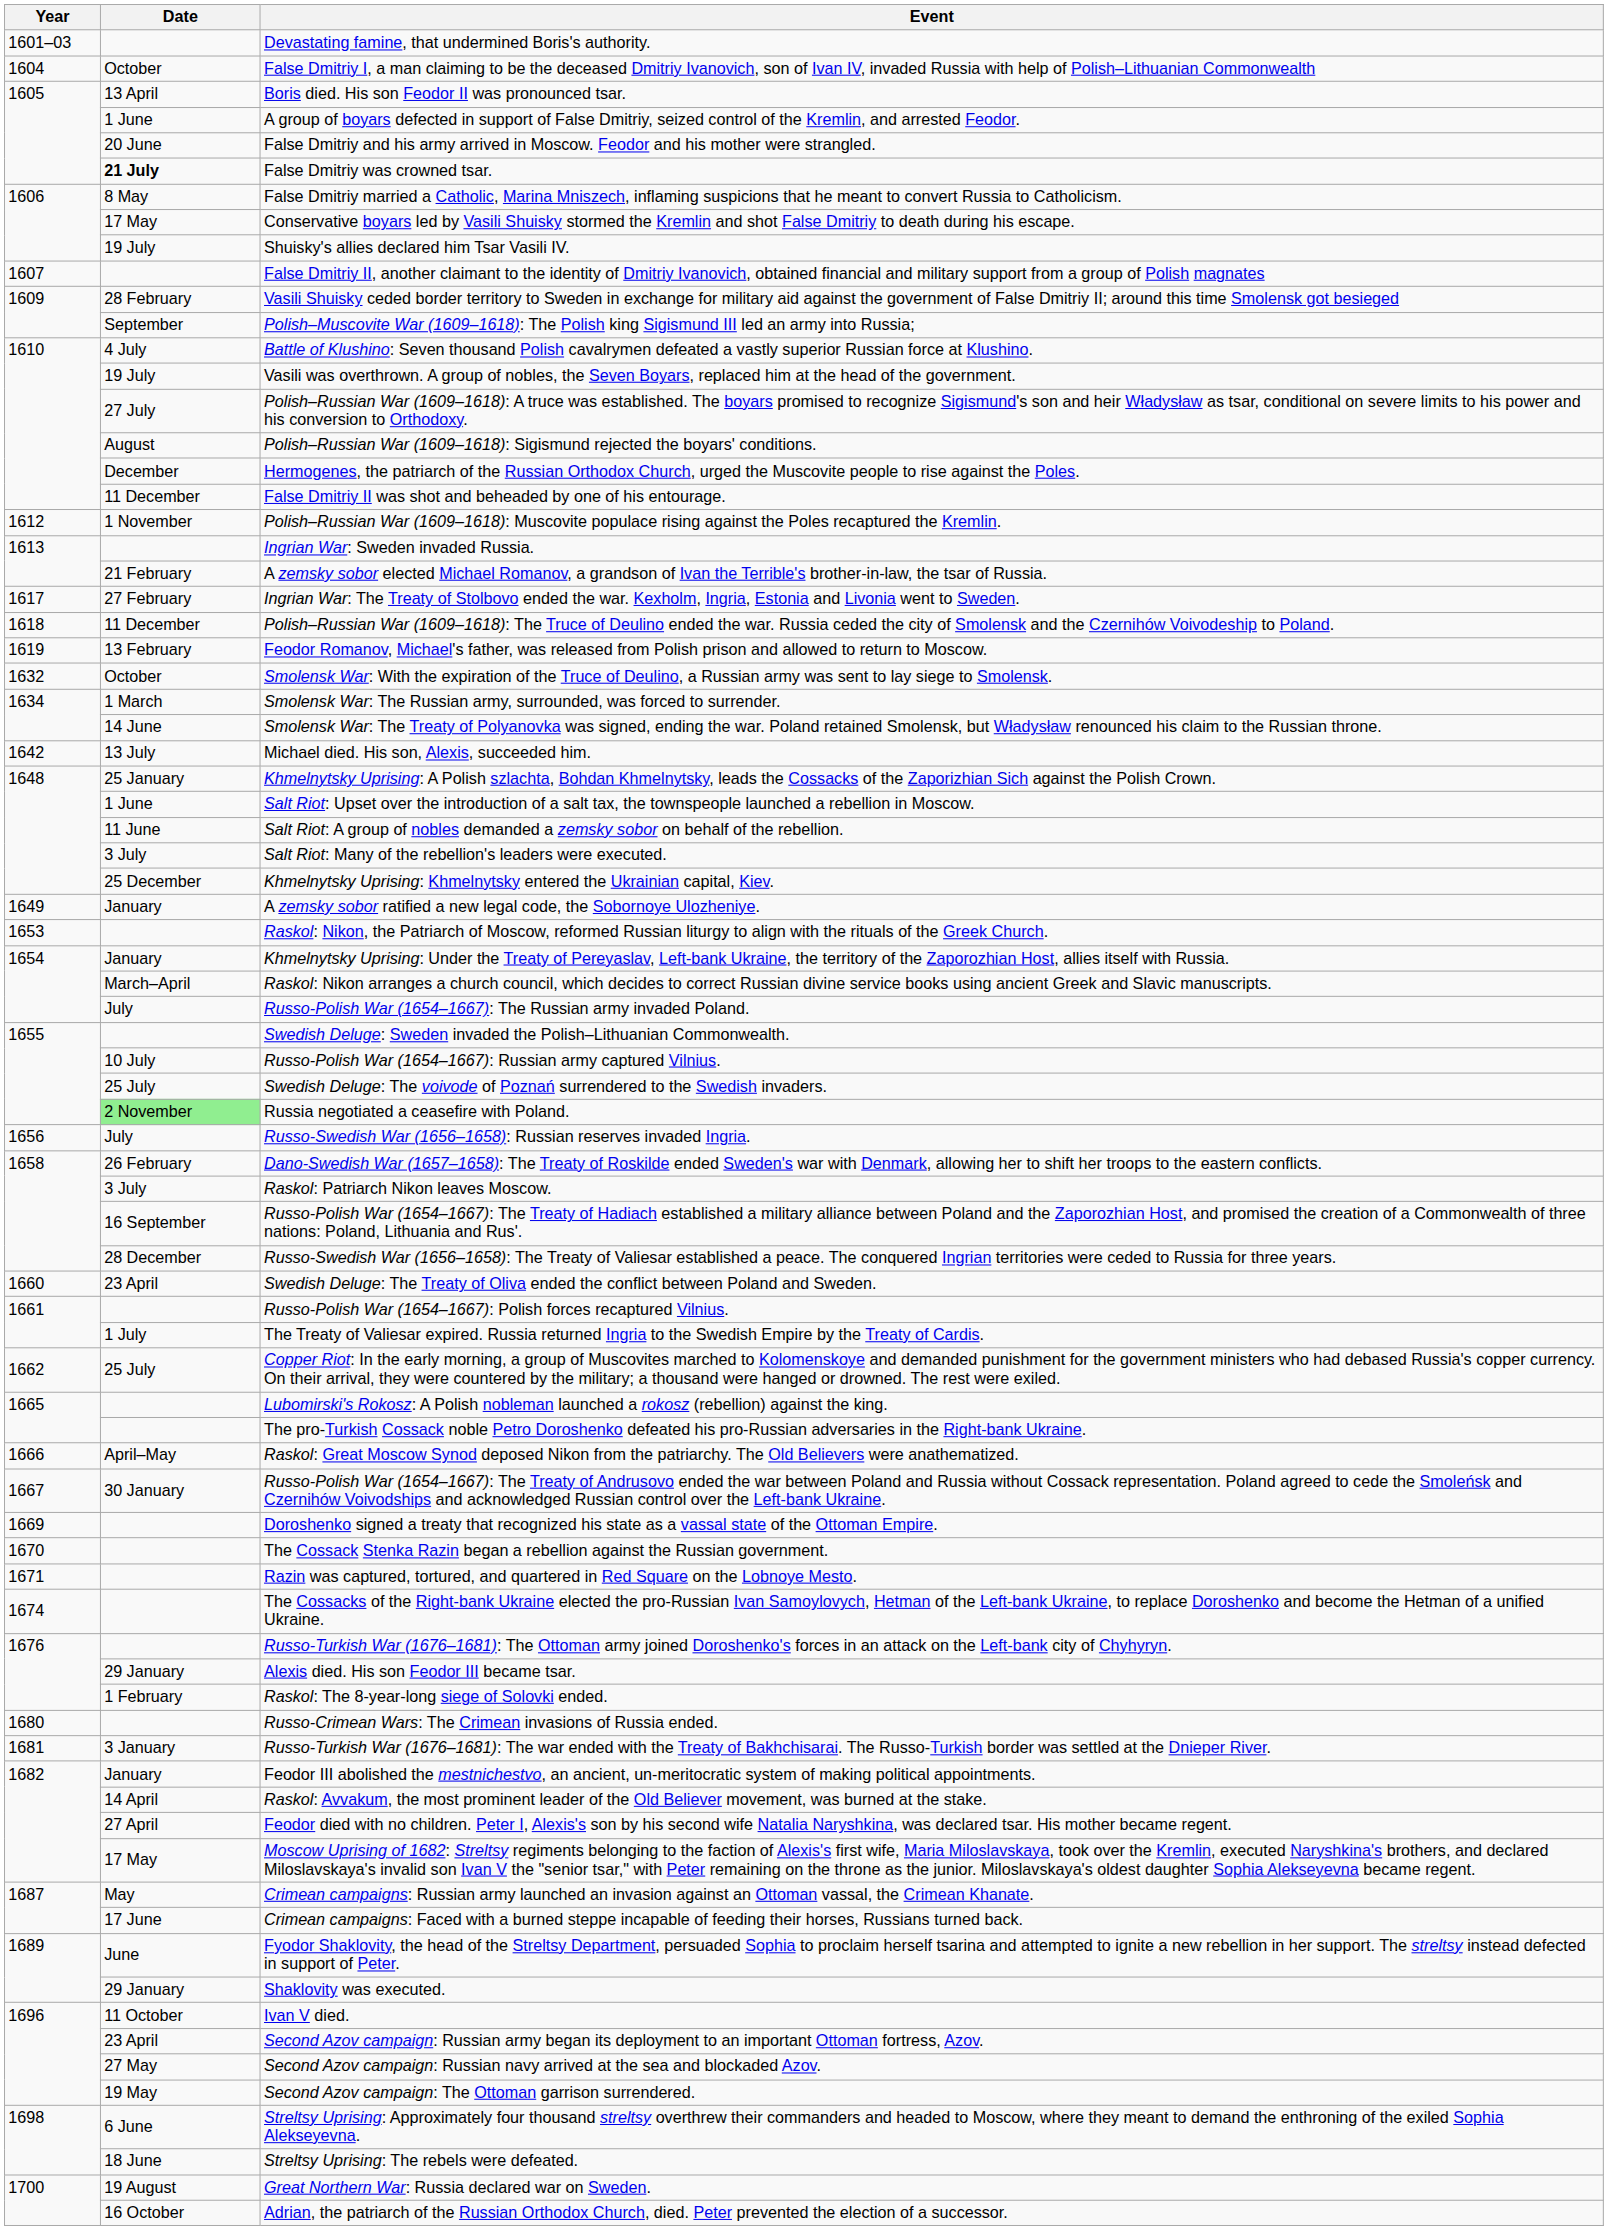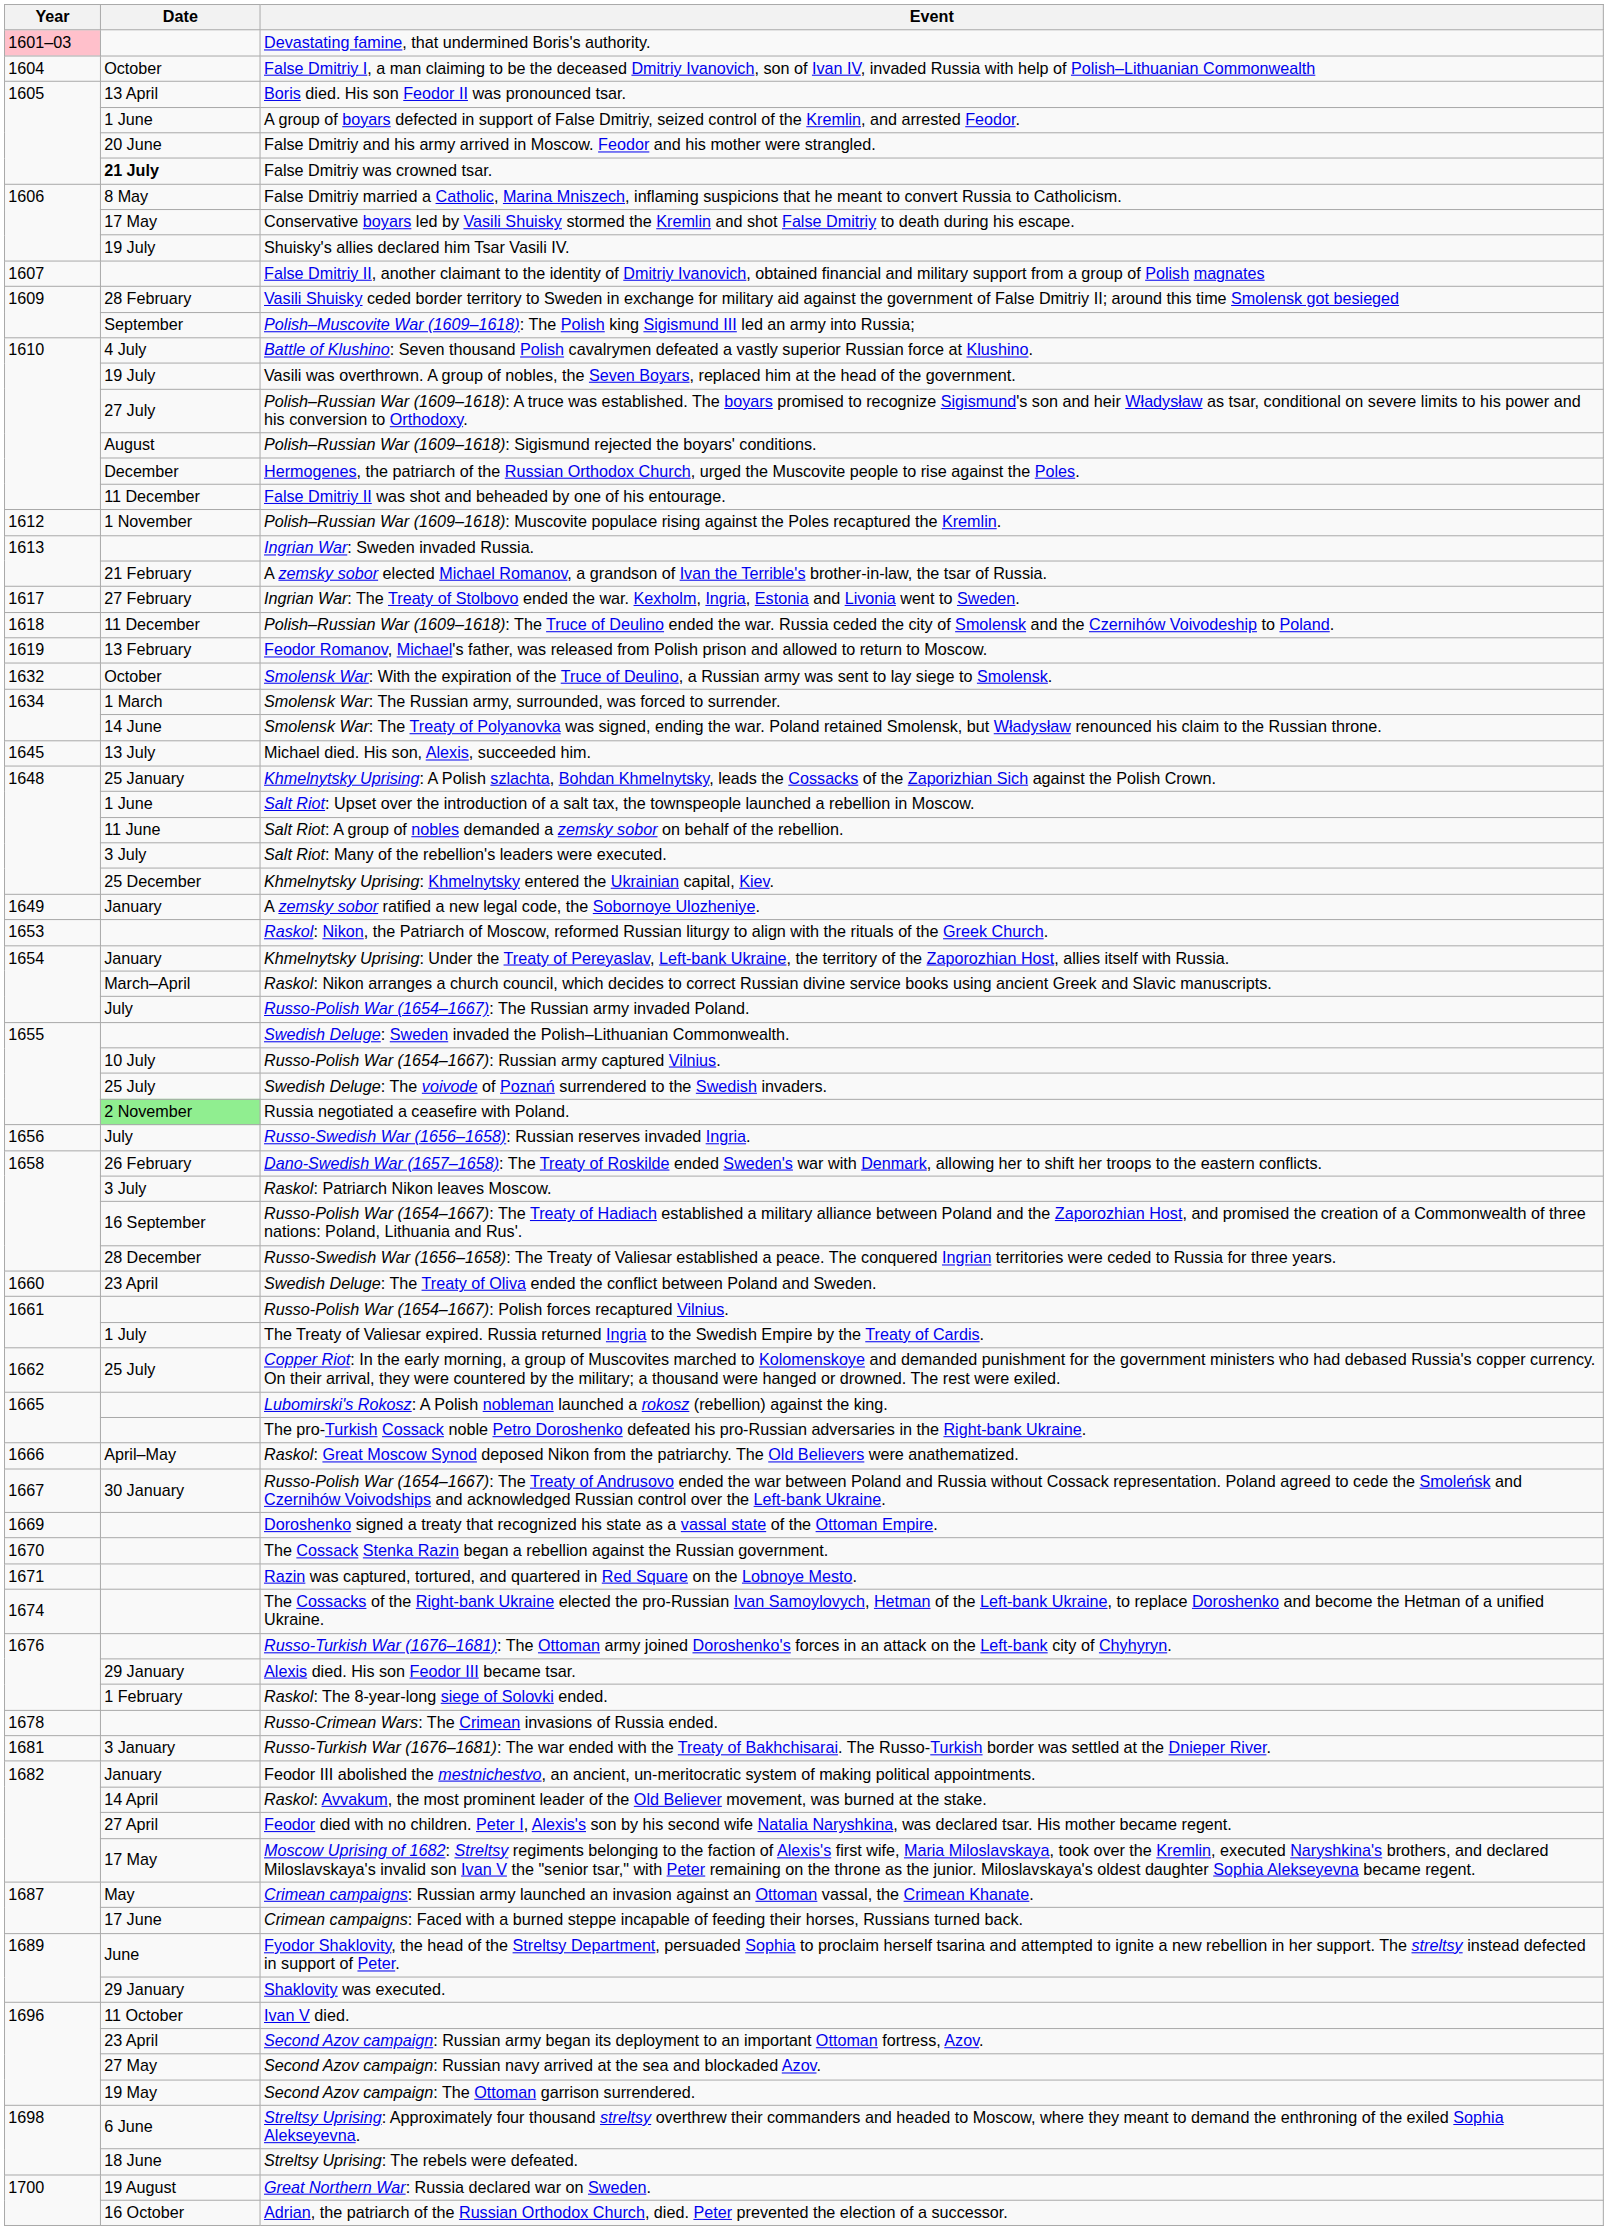(40, 42) no background -> (40, 42) pink background
(26, 753) 1642 -> (26, 753) 1645
(26, 1722) 1680 -> (26, 1722) 1678
